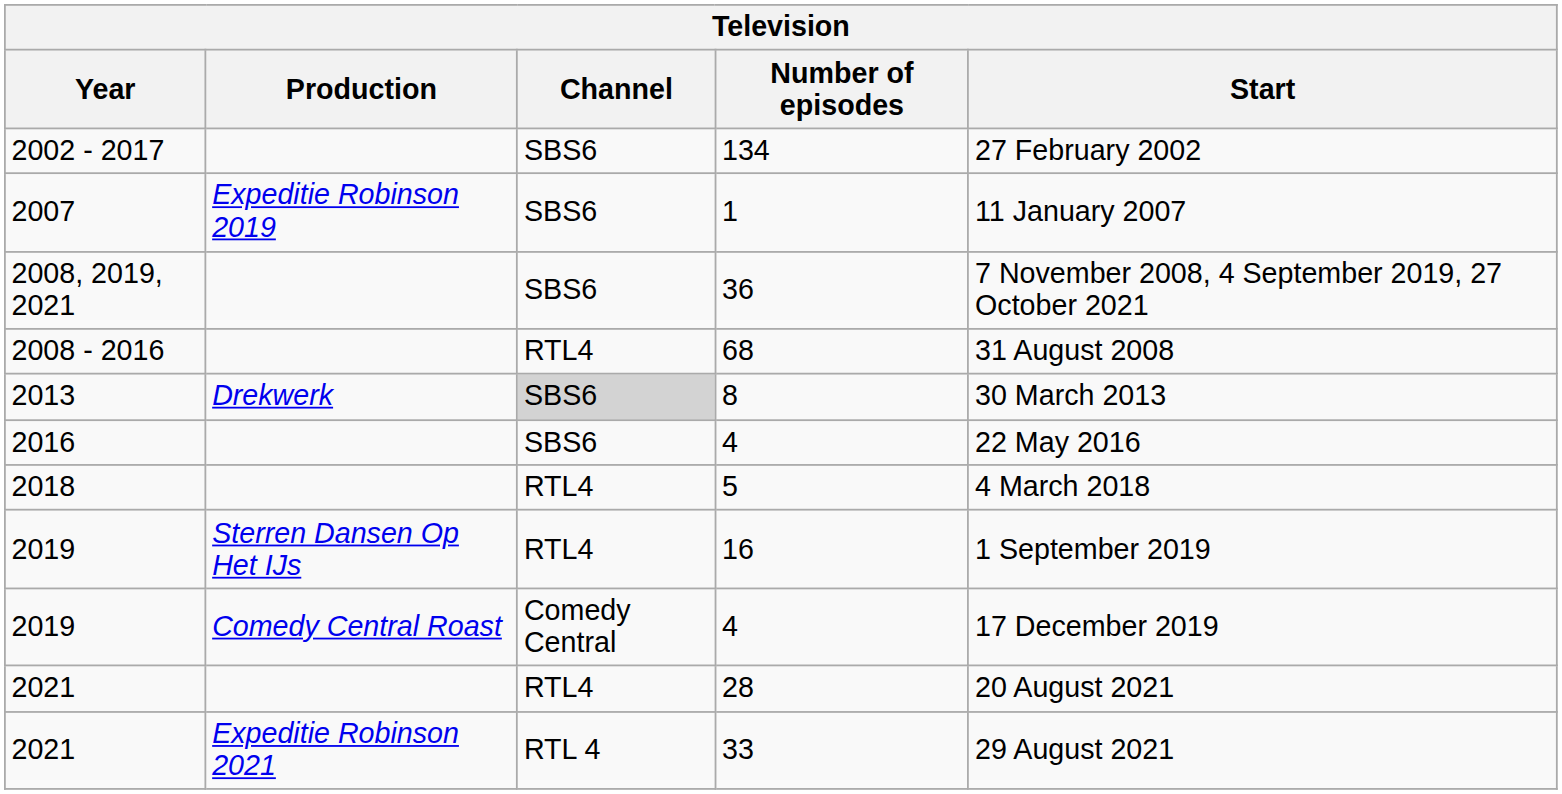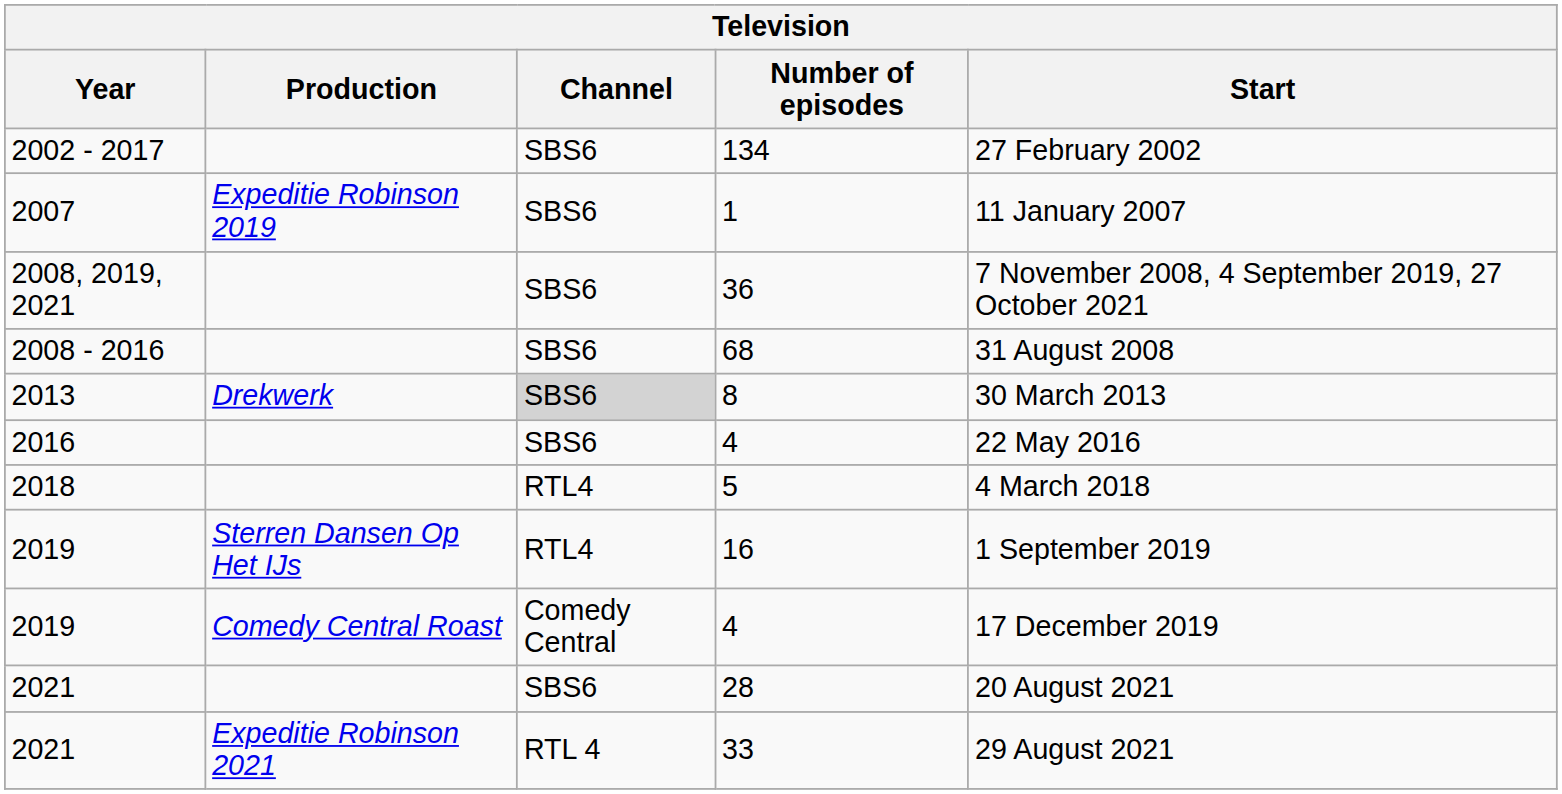(559, 350) RTL4 -> (561, 350) SBS6
(559, 687) RTL4 -> (561, 687) SBS6
